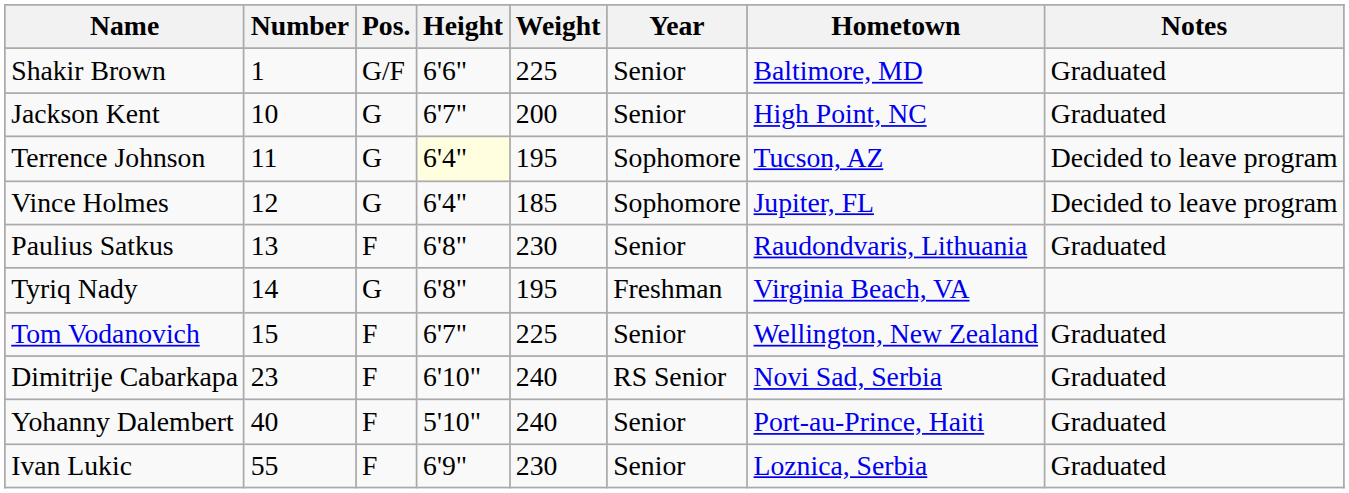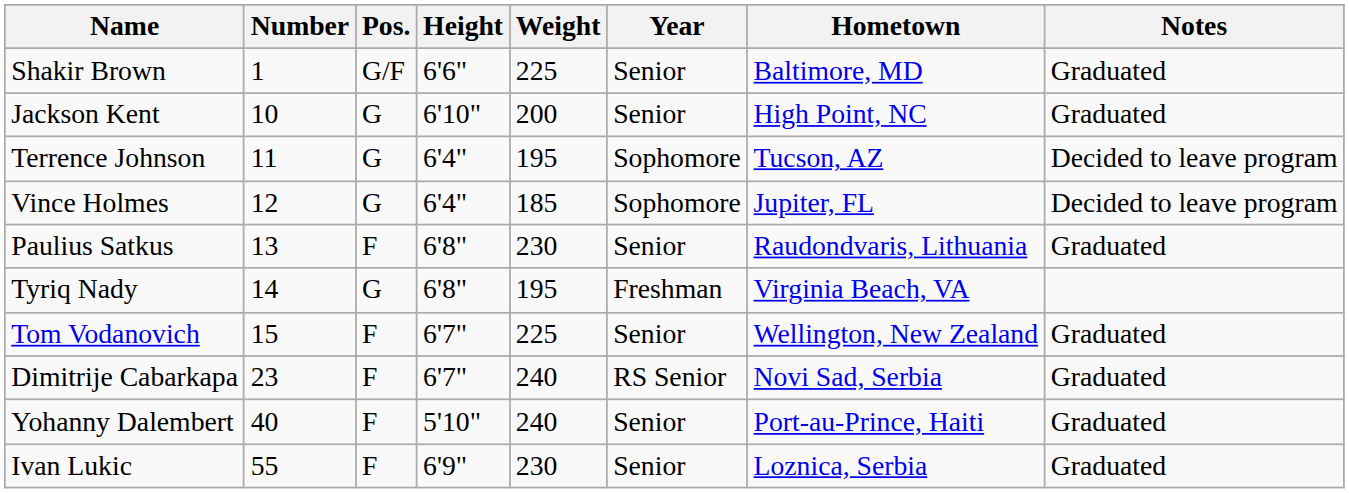(445, 114) 6'7" -> (452, 114) 6'10"
(445, 158) lightyellow background -> (445, 158) no background
(452, 377) 6'10" -> (445, 377) 6'7"
